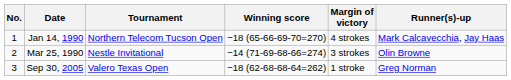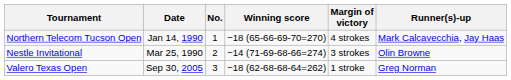columns swapped: (14, 17) <-> (155, 17)
